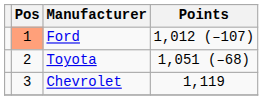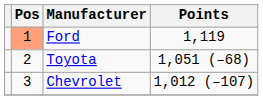(204, 39) 1,012 (–107) -> (204, 39) 1,119
(204, 84) 1,119 -> (204, 84) 1,012 (–107)
